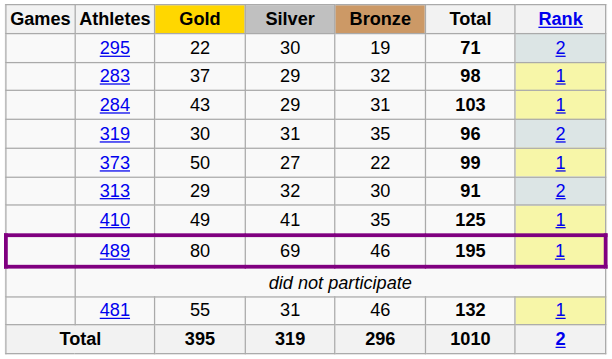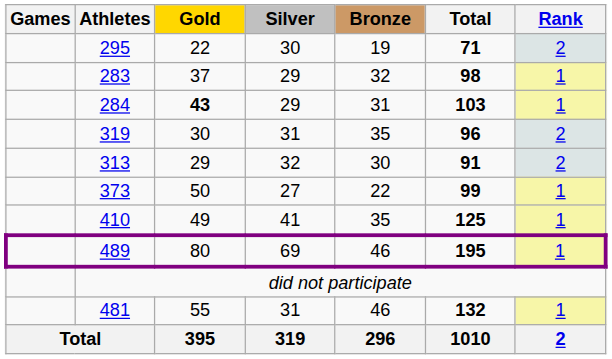(200, 105) normal -> (200, 105) bold
rows swapped: (115, 191) <-> (115, 163)
